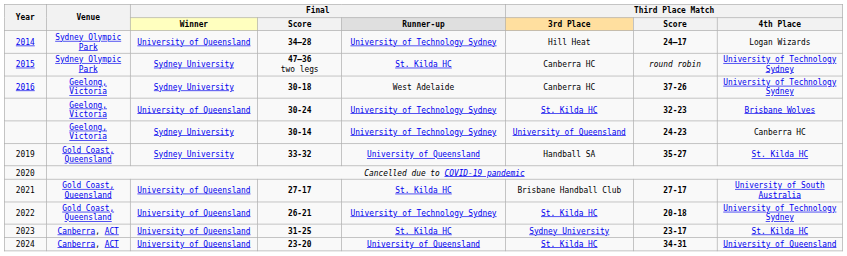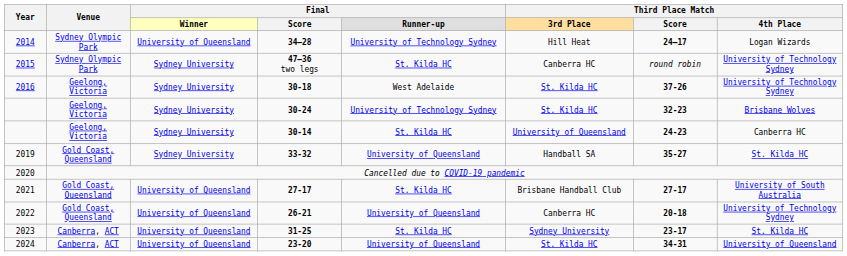(569, 87) Canberra HC -> (569, 87) St. Kilda HC
(194, 109) University of Queensland -> (194, 109) Sydney University
(424, 132) University of Technology Sydney -> (424, 132) St. Kilda HC
(424, 213) University of Technology Sydney -> (424, 213) University of Queensland
(569, 213) St. Kilda HC -> (569, 213) Canberra HC
